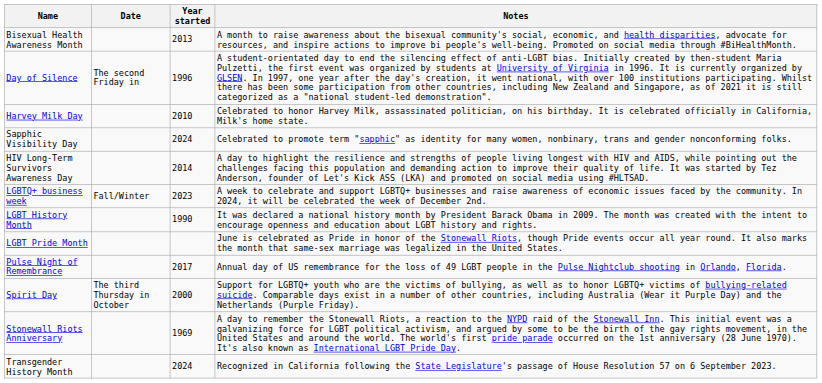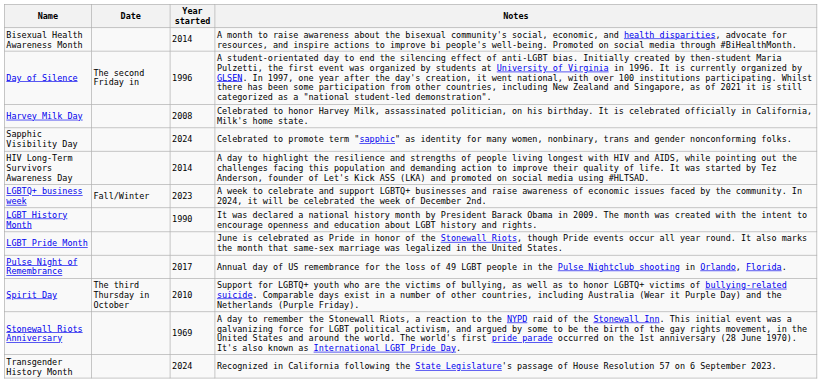(182, 40) 2013 -> (182, 40) 2014
(182, 116) 2010 -> (182, 116) 2008
(182, 295) 2000 -> (182, 295) 2010
